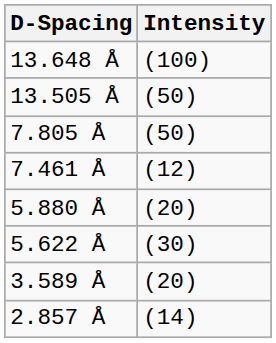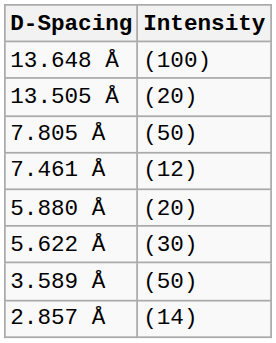(170, 97) (50) -> (170, 97) (20)
(170, 281) (20) -> (170, 281) (50)
